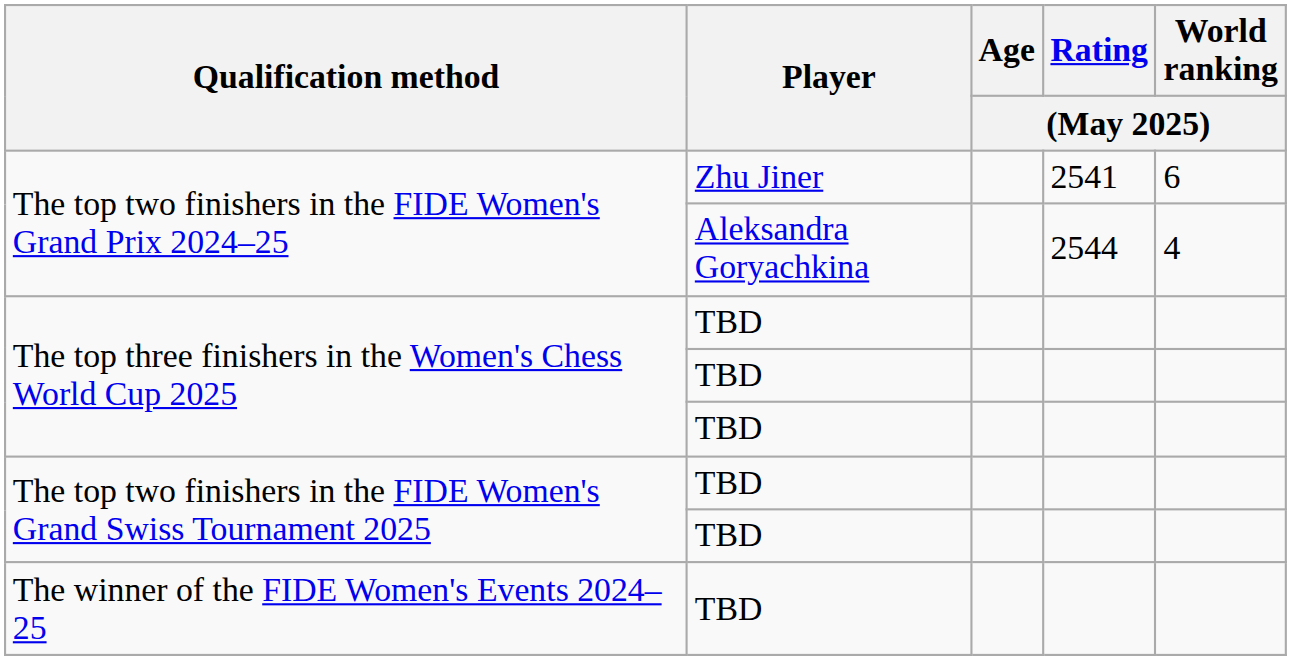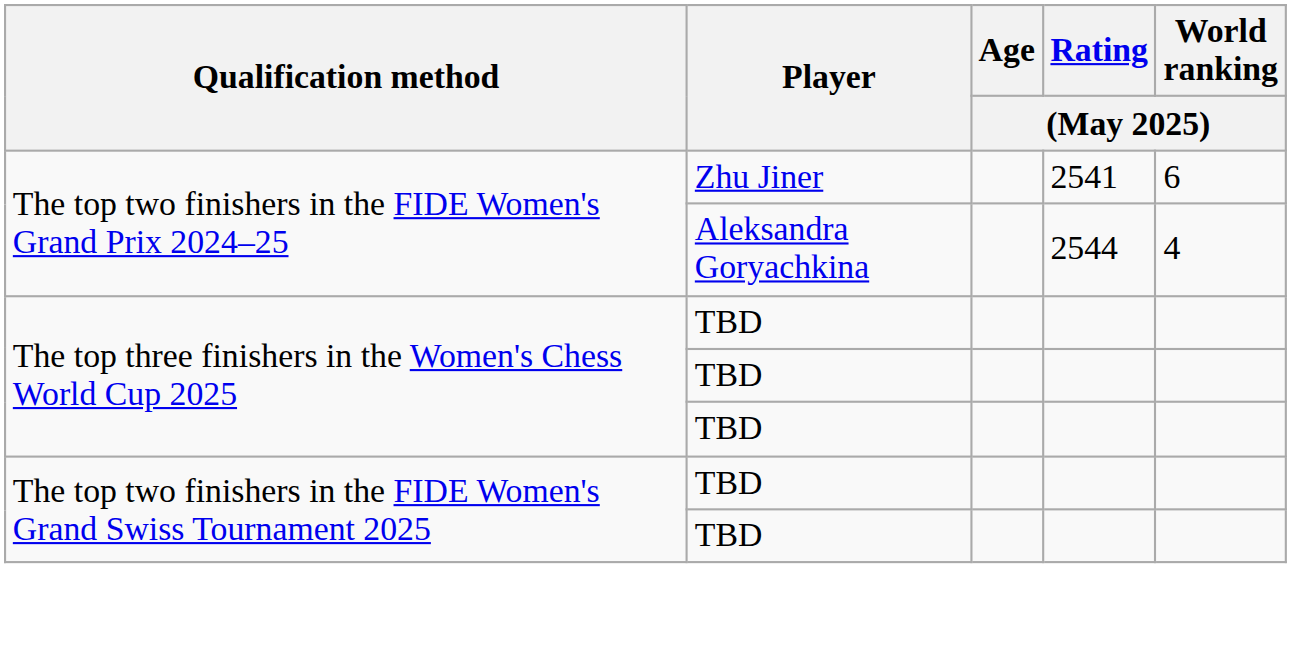- row: (337, 608)
